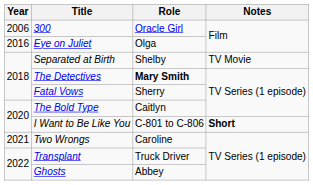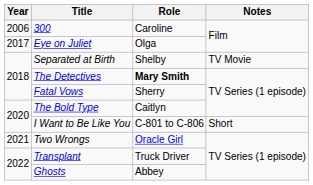(159, 28) Oracle Girl -> (154, 28) Caroline
(18, 44) 2016 -> (18, 44) 2017
(222, 124) bold -> (221, 124) normal
(154, 140) Caroline -> (159, 140) Oracle Girl
